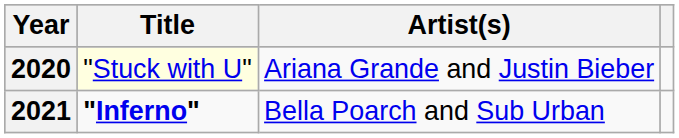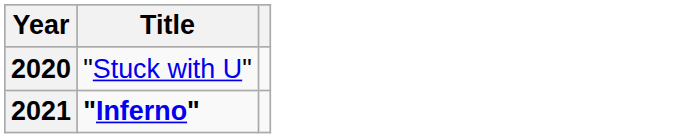- column: (459, 25)
(167, 68) lightyellow background -> (167, 68) no background
